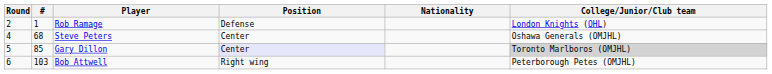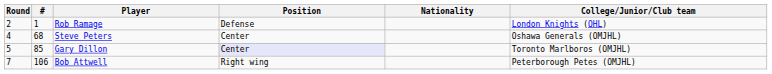(571, 50) lightgrey background -> (571, 50) no background
(9, 62) 6 -> (9, 62) 7
(41, 62) 103 -> (41, 62) 106
